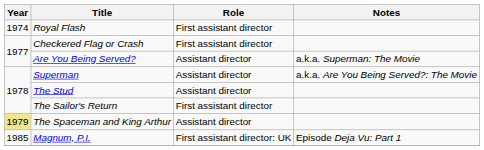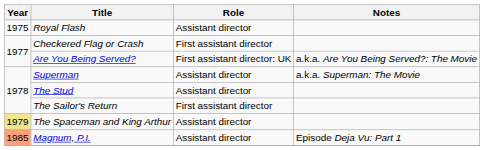(18, 28) 1974 -> (18, 28) 1975
(224, 28) First assistant director -> (214, 28) Assistant director
(214, 59) Assistant director -> (234, 59) First assistant director: UK
(358, 59) a.k.a. Superman: The Movie -> (386, 59) a.k.a. Are You Being Served?: The Movie
(386, 75) a.k.a. Are You Being Served?: The Movie -> (358, 75) a.k.a. Superman: The Movie
(18, 137) no background -> (18, 137) lightsalmon background
(234, 137) First assistant director: UK -> (214, 137) Assistant director
